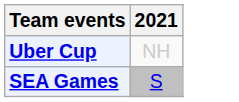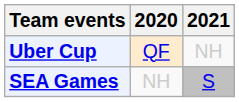+ column: (156, 20)
